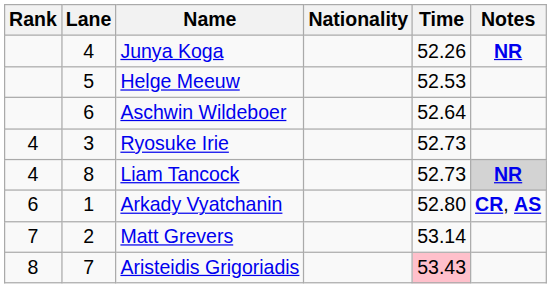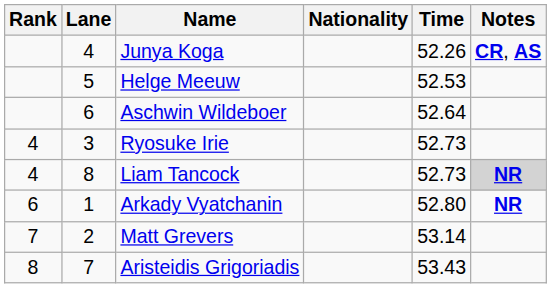(508, 50) NR -> (508, 50) CR, AS
(508, 205) CR, AS -> (508, 205) NR
(442, 267) pink background -> (442, 267) no background
